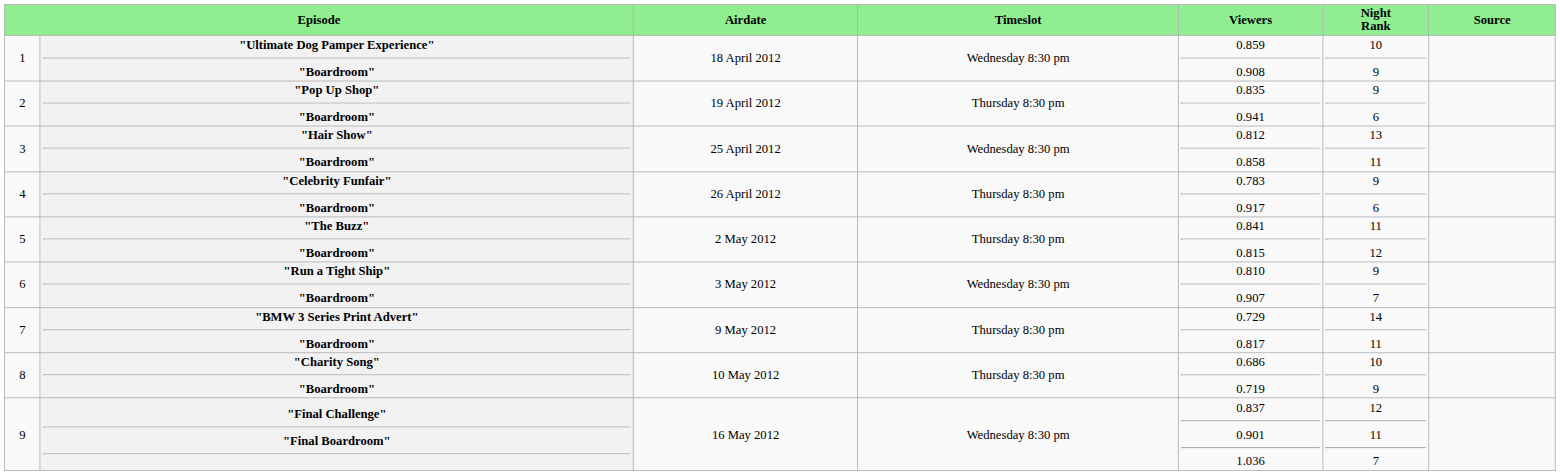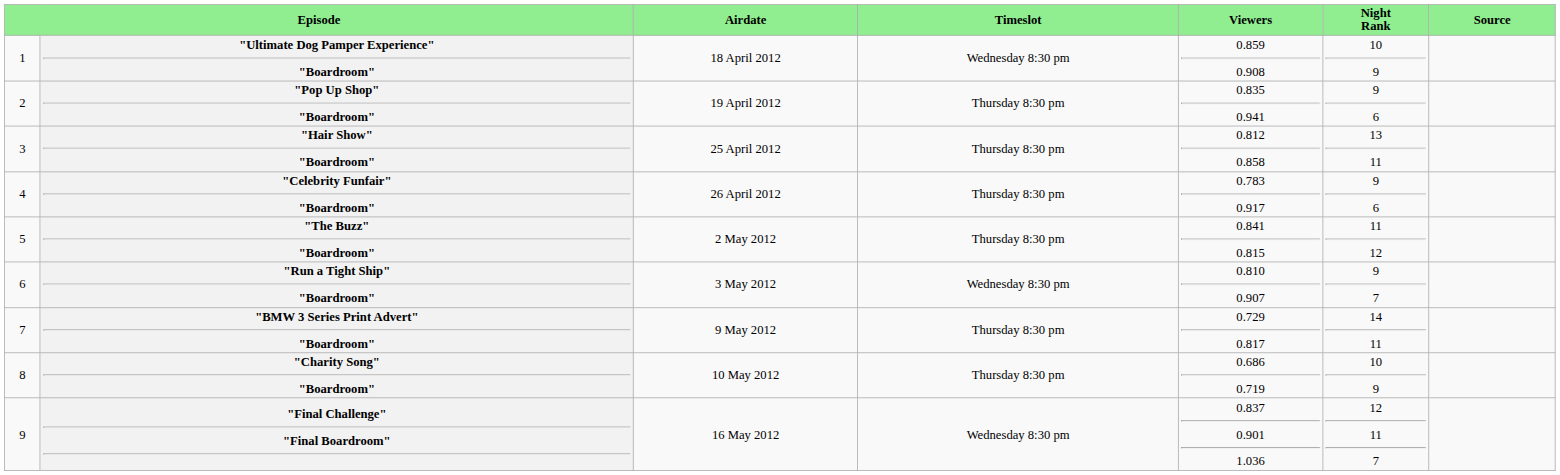(1018, 148) Wednesday 8:30 pm -> (1018, 148) Thursday 8:30 pm
